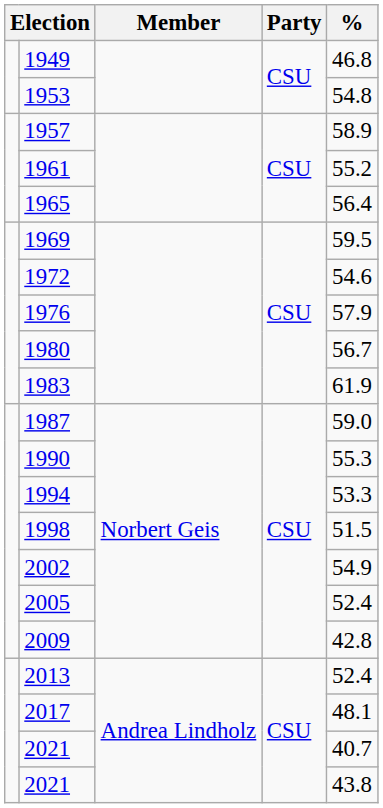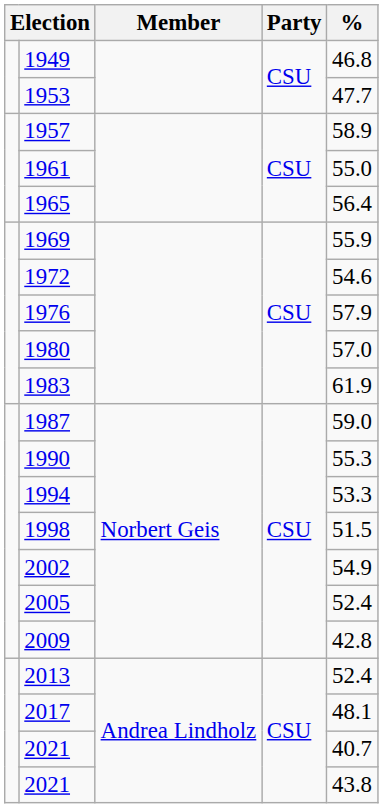(352, 95) 54.8 -> (352, 95) 47.7
(352, 167) 55.2 -> (352, 167) 55.0
(352, 240) 59.5 -> (352, 240) 55.9
(352, 349) 56.7 -> (352, 349) 57.0
